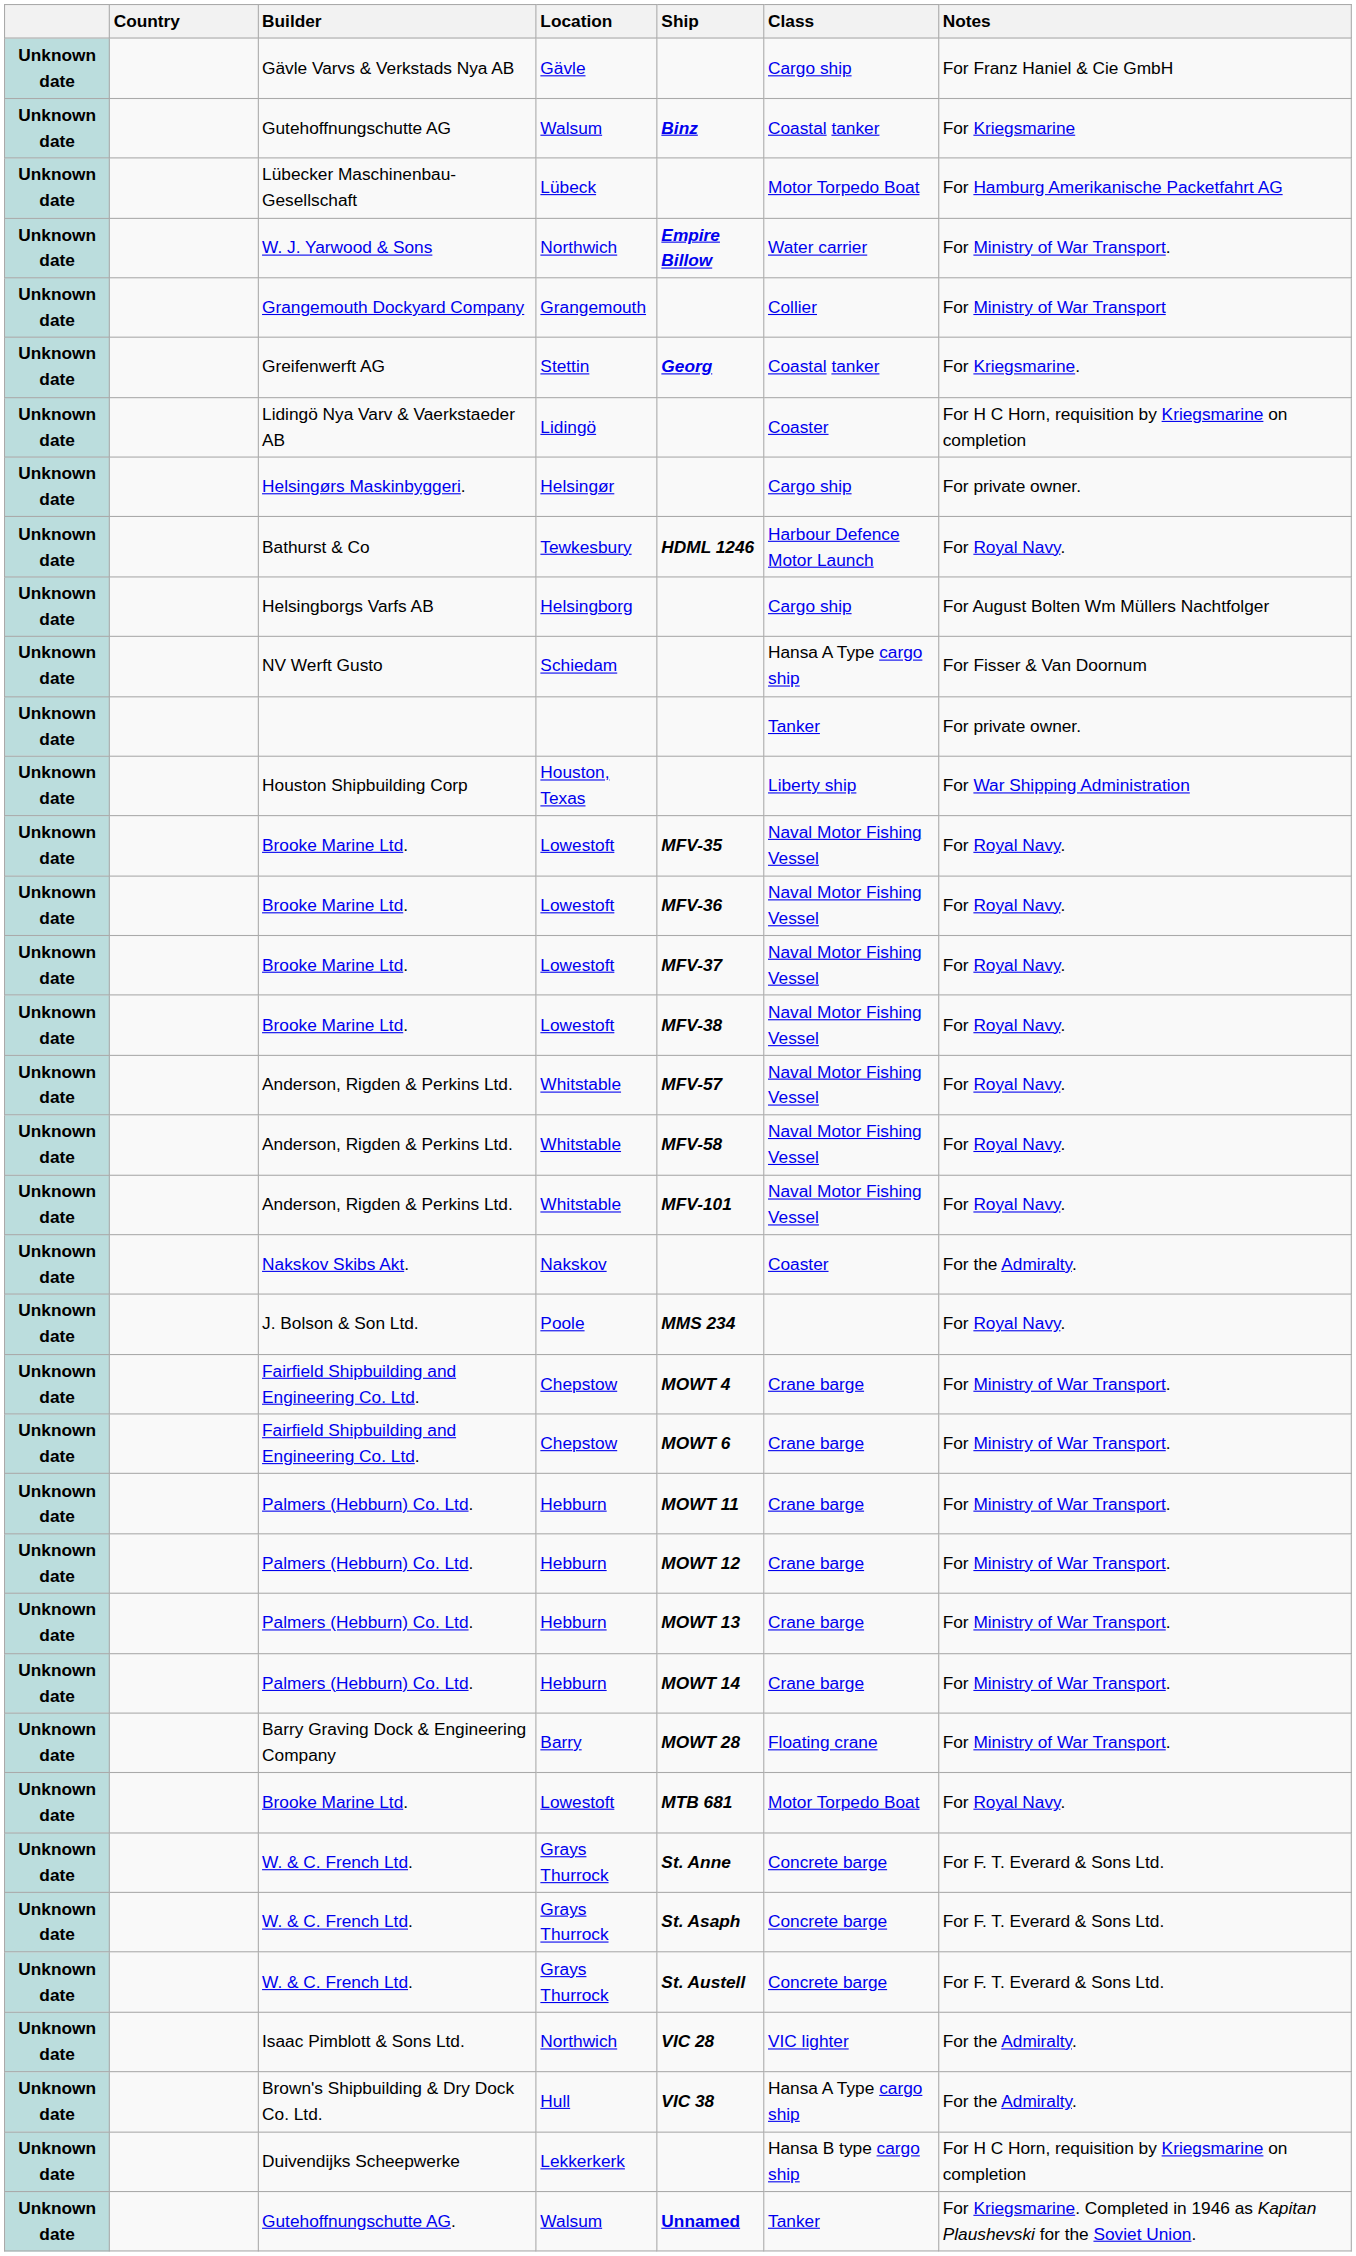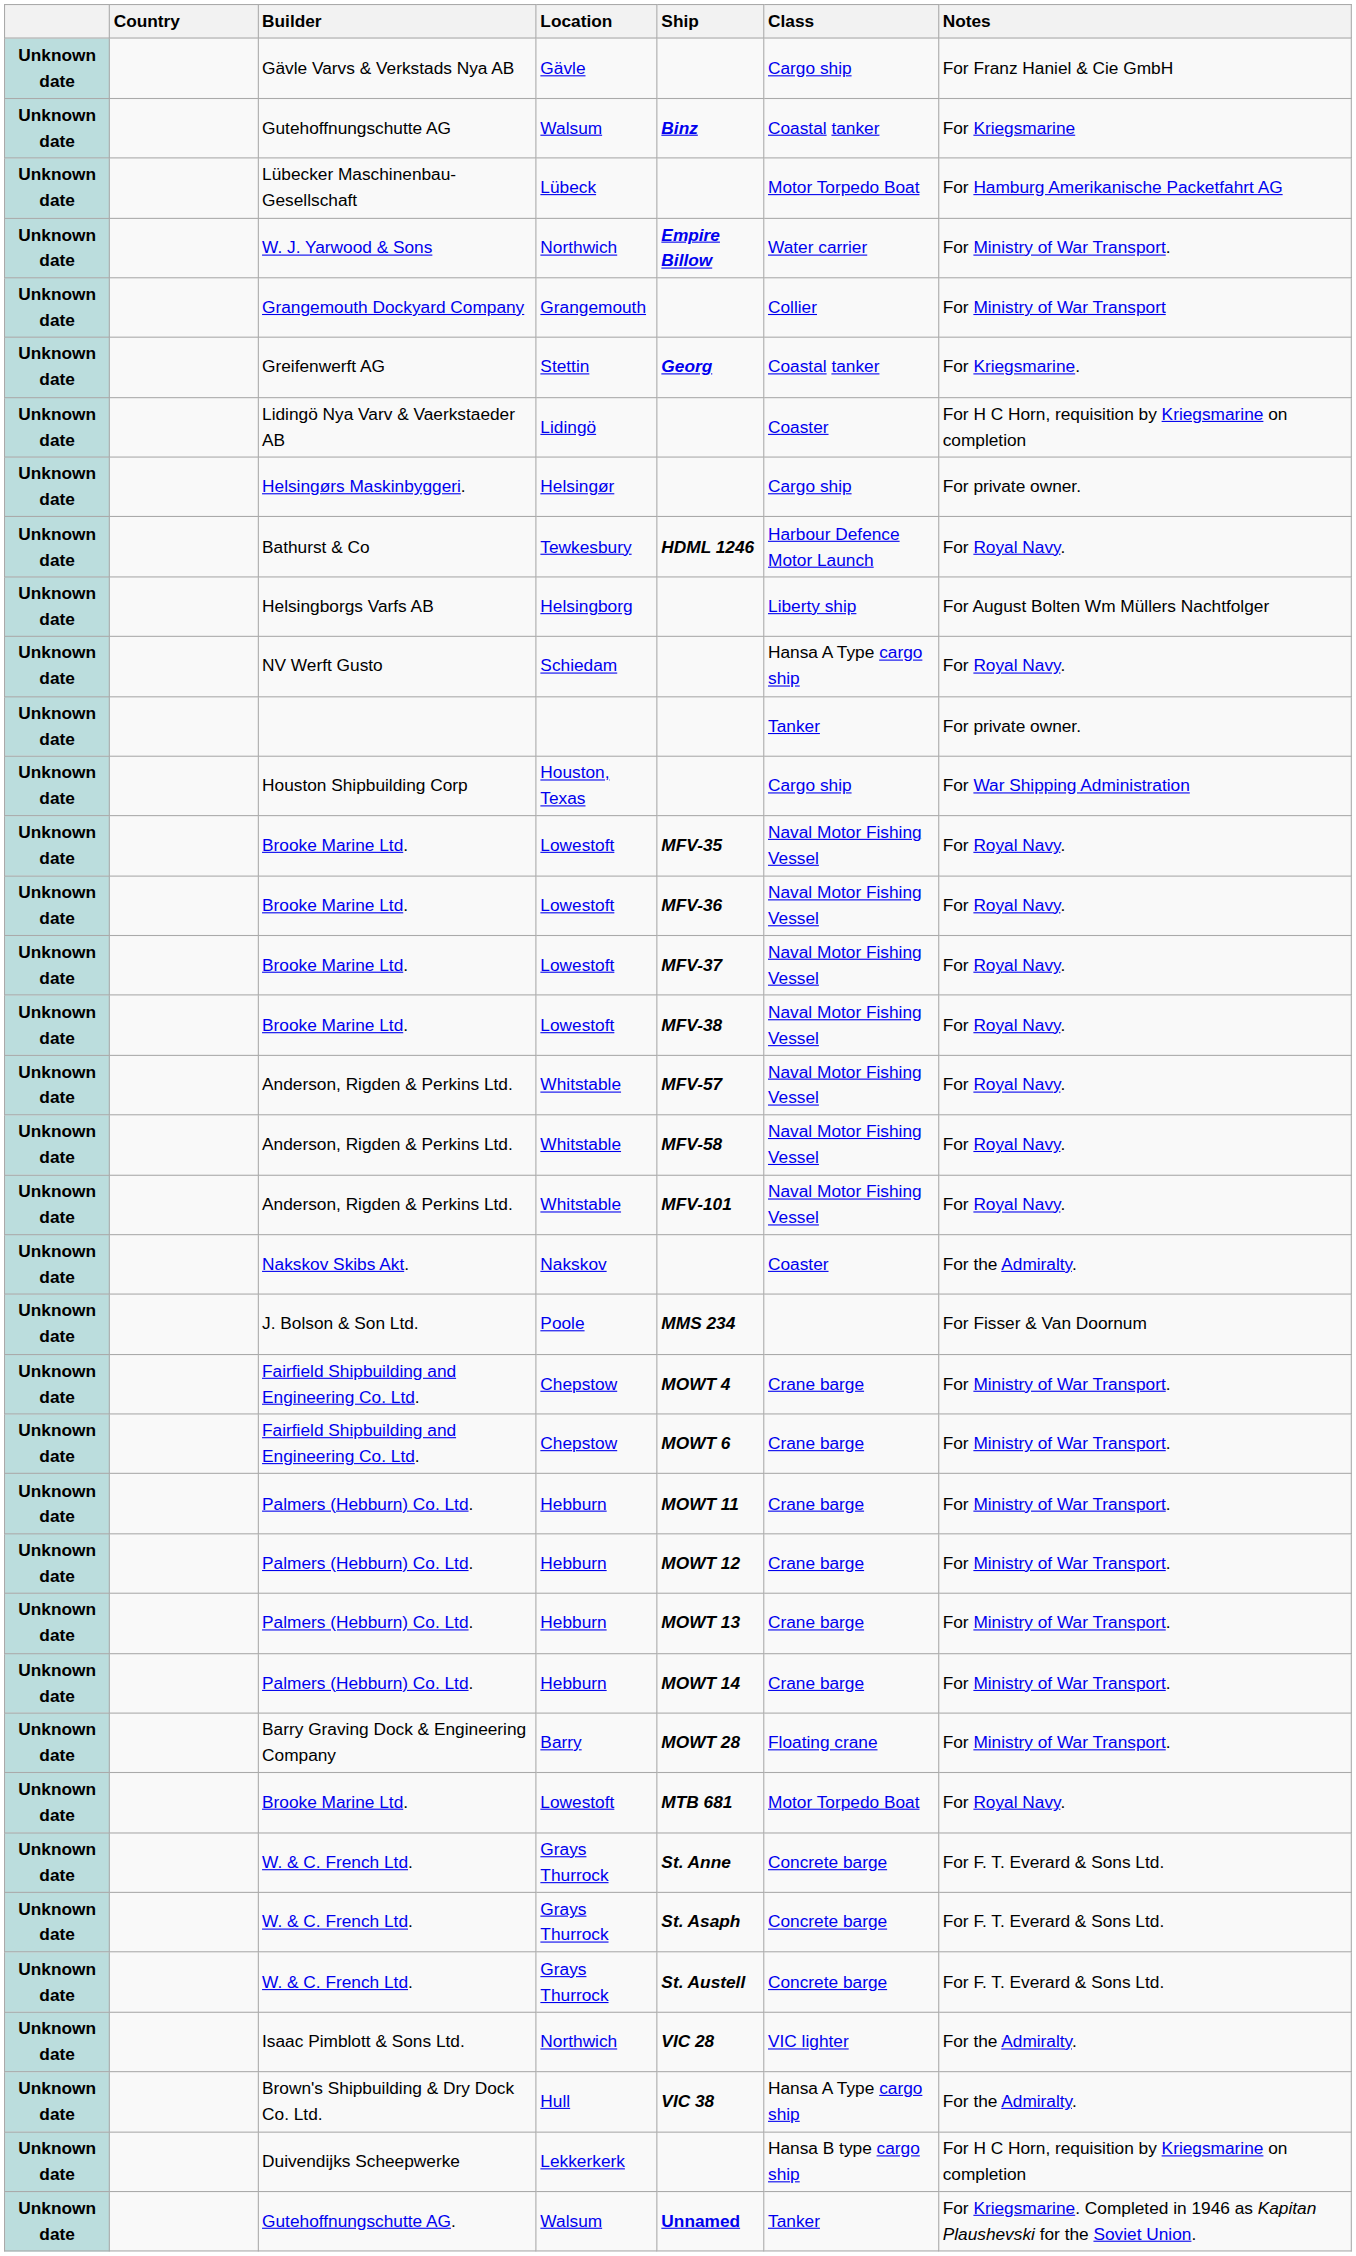(810, 606) Cargo ship -> (812, 606) Liberty ship
(1045, 666) For Fisser & Van Doornum -> (1004, 666) For Royal Navy.
(812, 785) Liberty ship -> (810, 785) Cargo ship
(1004, 1324) For Royal Navy. -> (1045, 1324) For Fisser & Van Doornum
